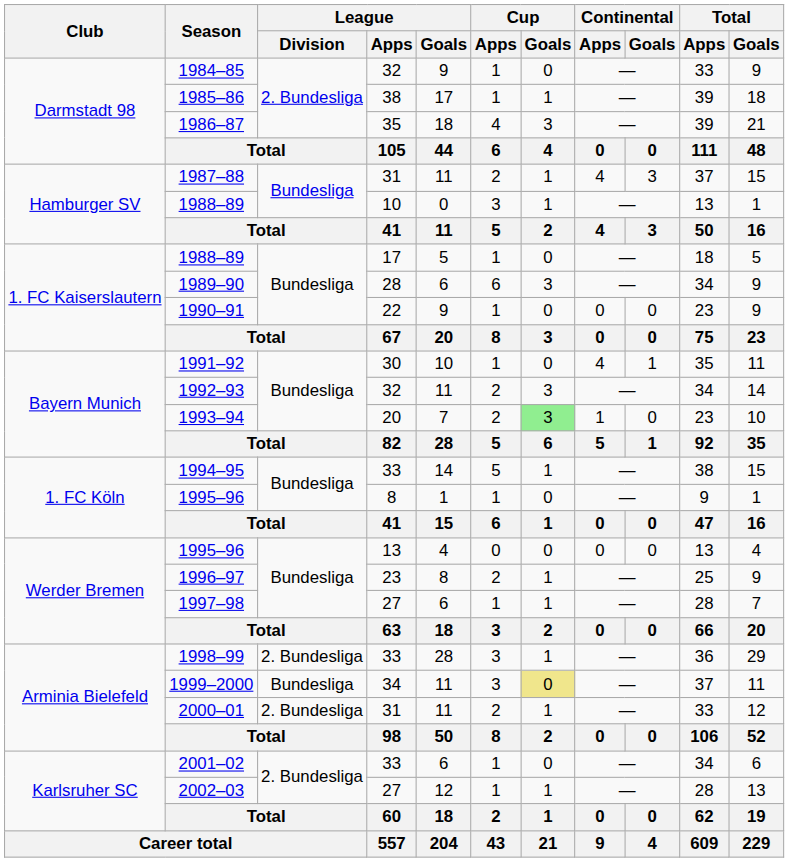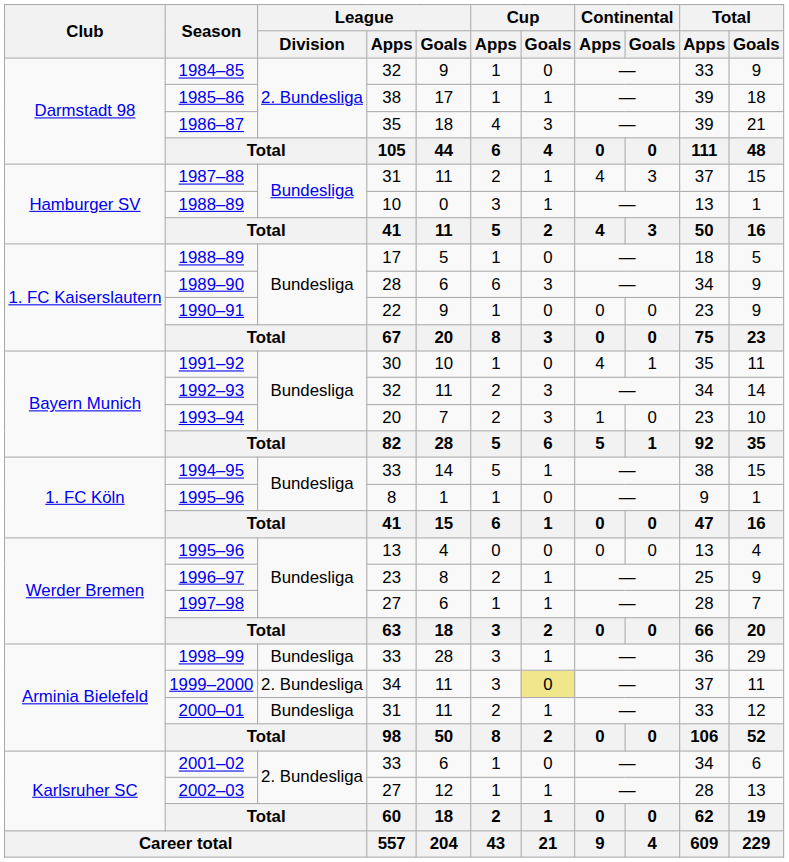(548, 417) lightgreen background -> (548, 417) no background
(312, 657) 2. Bundesliga -> (312, 657) Bundesliga
(312, 683) Bundesliga -> (312, 683) 2. Bundesliga
(312, 710) 2. Bundesliga -> (312, 710) Bundesliga
